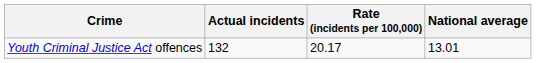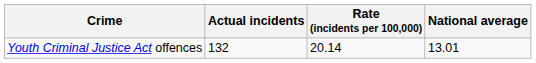(326, 48) 20.17 -> (326, 48) 20.14
